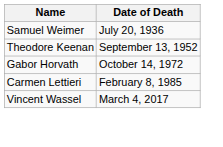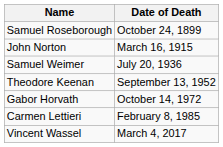+ row: (59, 30)
+ row: (40, 47)
